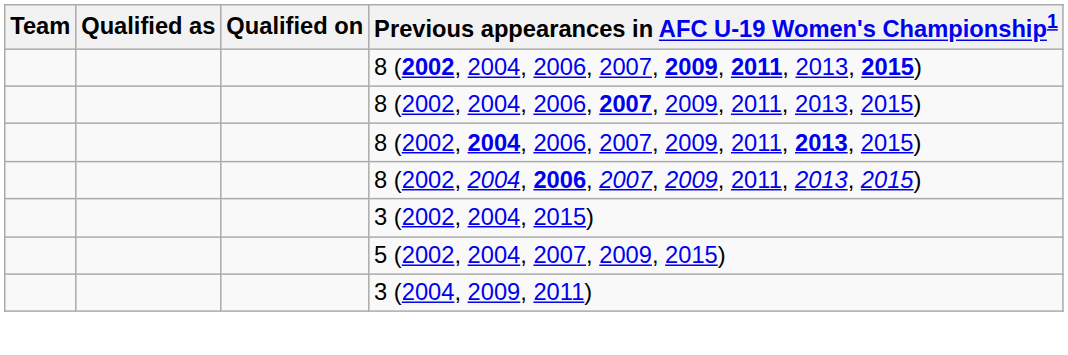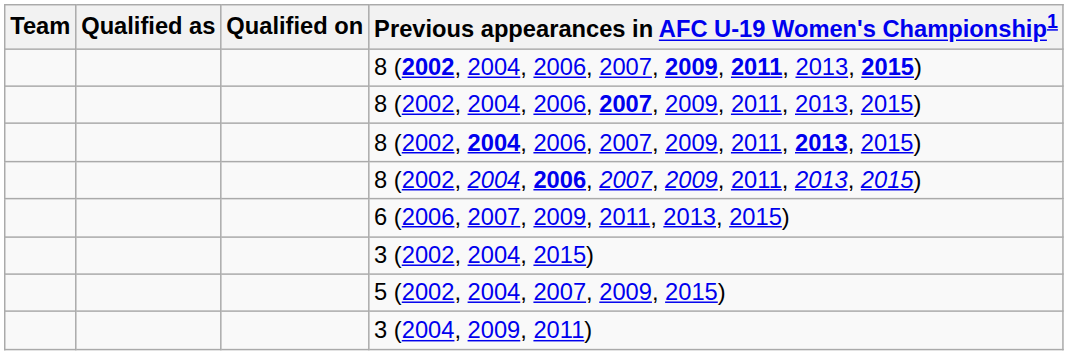+ row: (40, 218)
